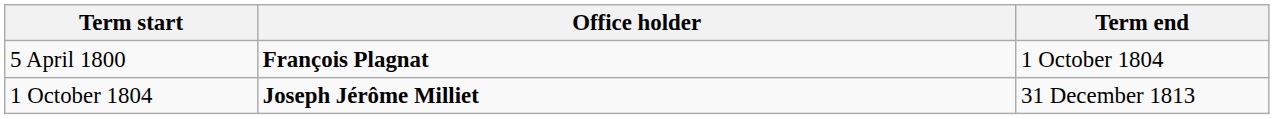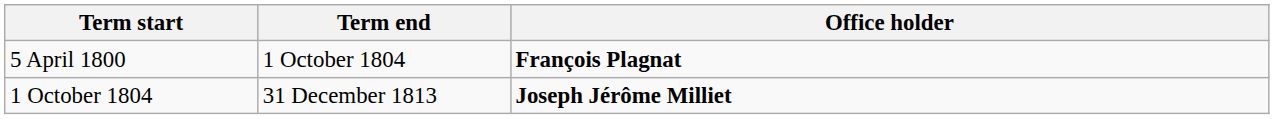columns swapped: (1142, 22) <-> (637, 22)
